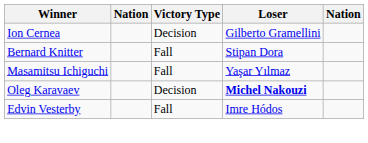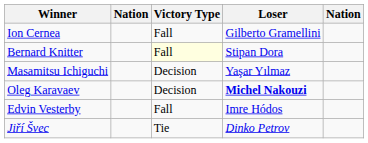(175, 33) Decision -> (163, 33) Fall
(163, 52) no background -> (163, 52) lightyellow background
(163, 71) Fall -> (175, 71) Decision
+ row: (28, 128)
